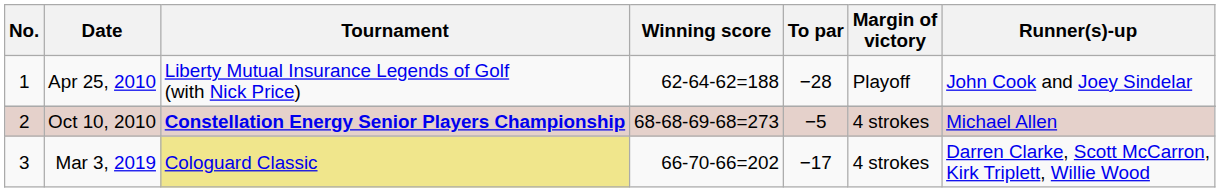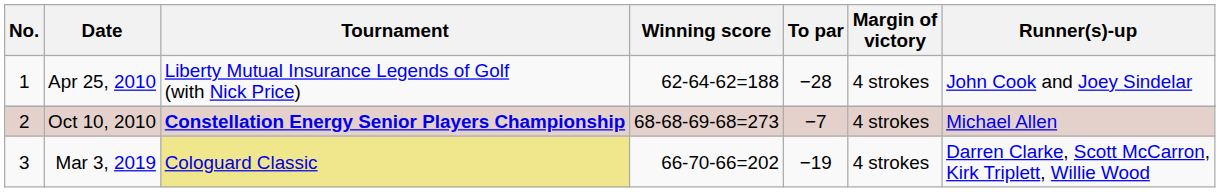(881, 81) Playoff -> (891, 81) 4 strokes
(816, 122) −5 -> (816, 122) −7
(816, 162) −17 -> (816, 162) −19
